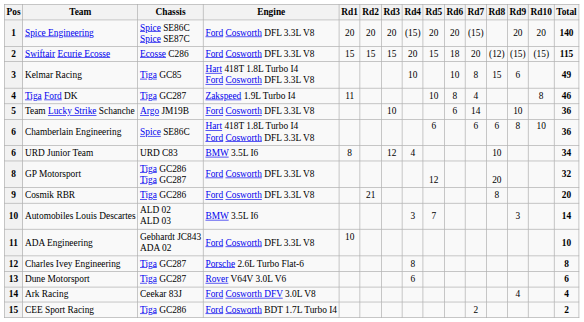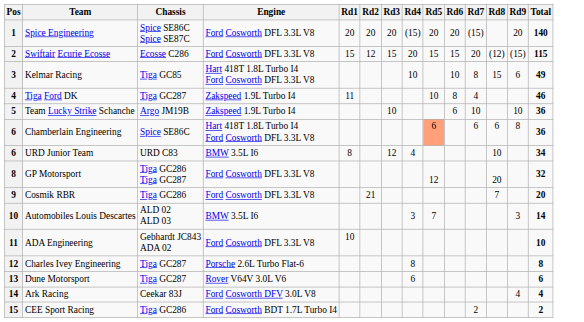- column: (541, 12)
(371, 54) 15 -> (371, 54) 12
(455, 54) 18 -> (455, 54) 15
(260, 111) Ford Cosworth DFL 3.3L V8 -> (250, 111) Zakspeed 1.9L Turbo I4
(476, 111) 14 -> (476, 111) 10
(434, 127) no background -> (434, 127) lightsalmon background
(497, 195) 8 -> (497, 195) 7
